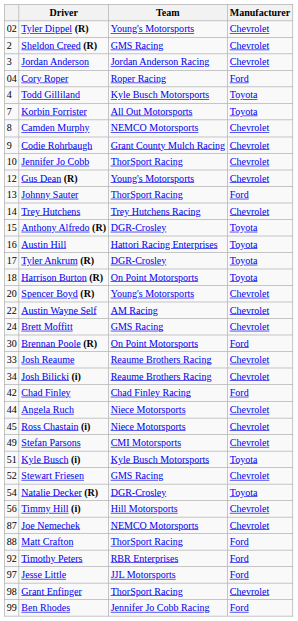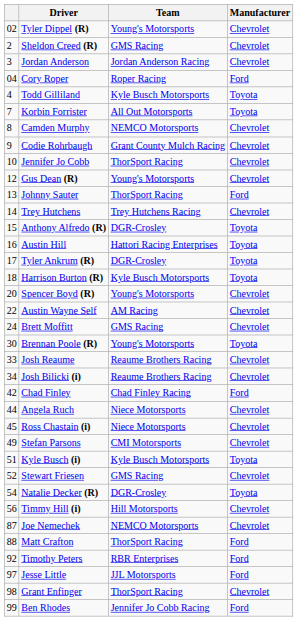(154, 277) On Point Motorsports -> (160, 277) Kyle Busch Motorsports
(154, 343) On Point Motorsports -> (152, 343) Young's Motorsports
(239, 343) Ford -> (244, 343) Toyota
